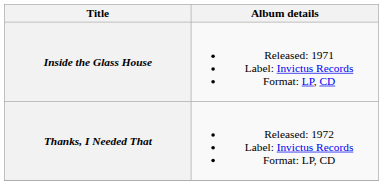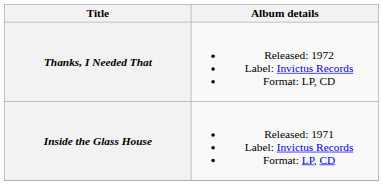rows swapped: (98, 62) <-> (98, 141)
